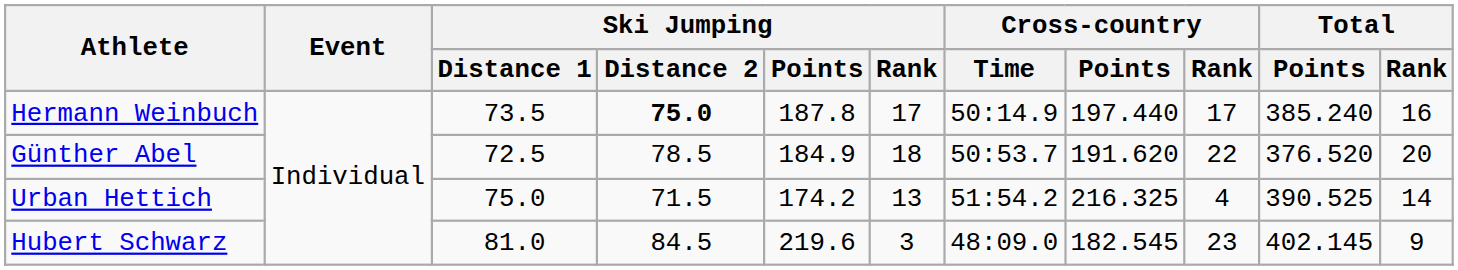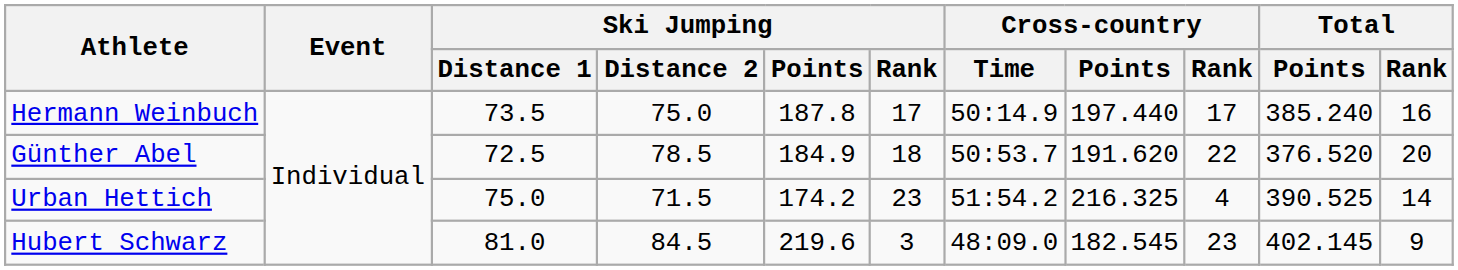(681, 113) bold -> (681, 113) normal
(907, 199) 13 -> (907, 199) 23
